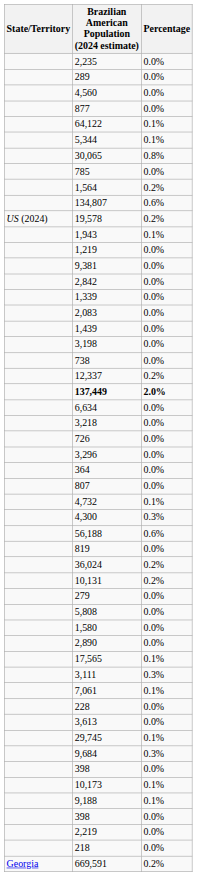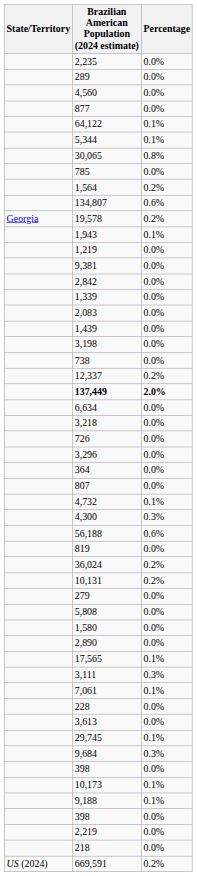(27, 218) US (2024) -> (22, 218) Georgia
(22, 863) Georgia -> (27, 863) US (2024)
